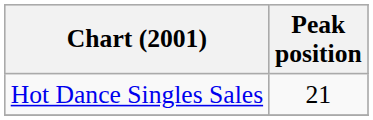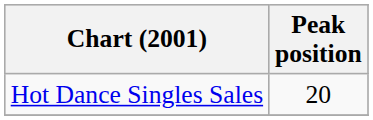(318, 94) 21 -> (318, 94) 20
